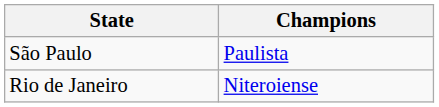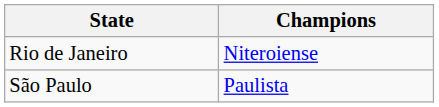rows swapped: (69, 85) <-> (51, 53)
